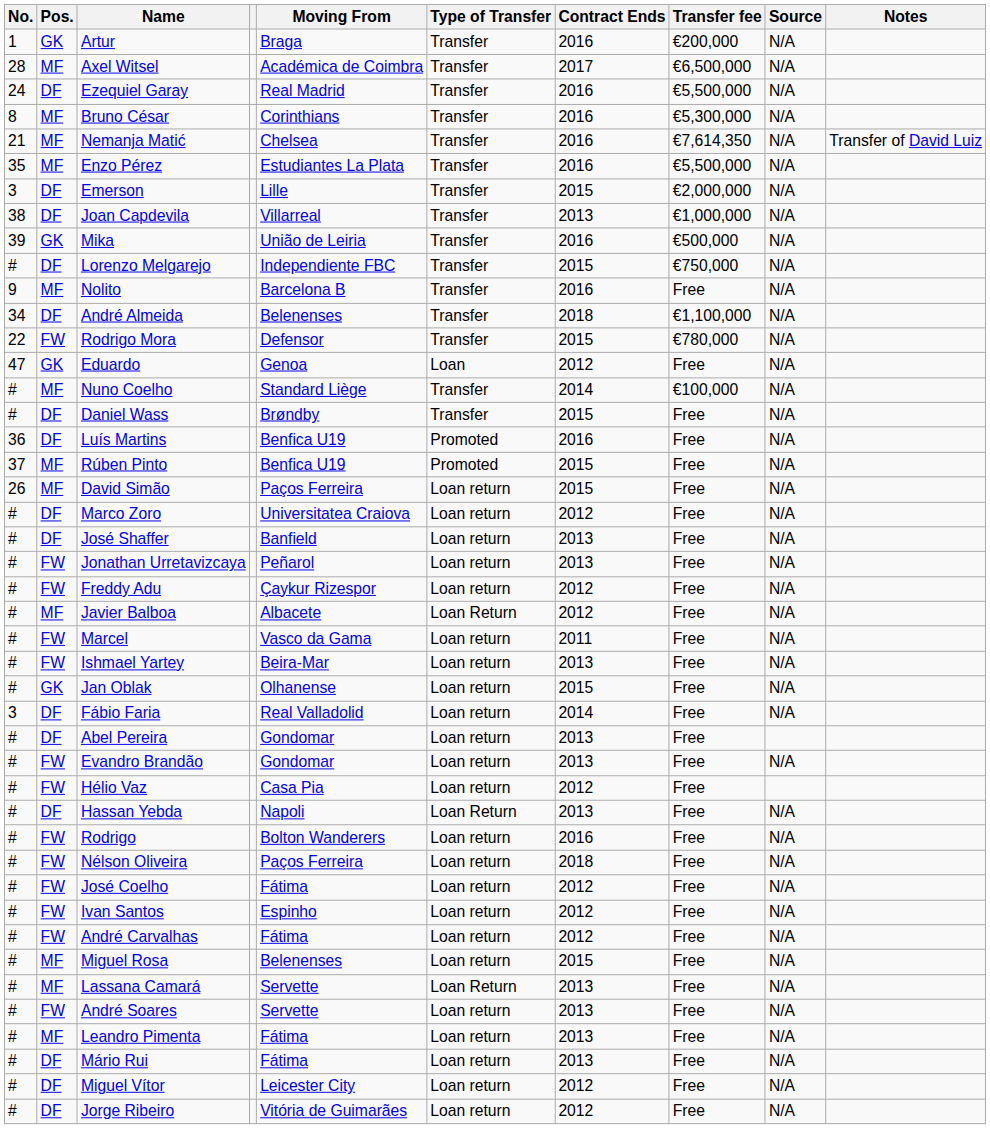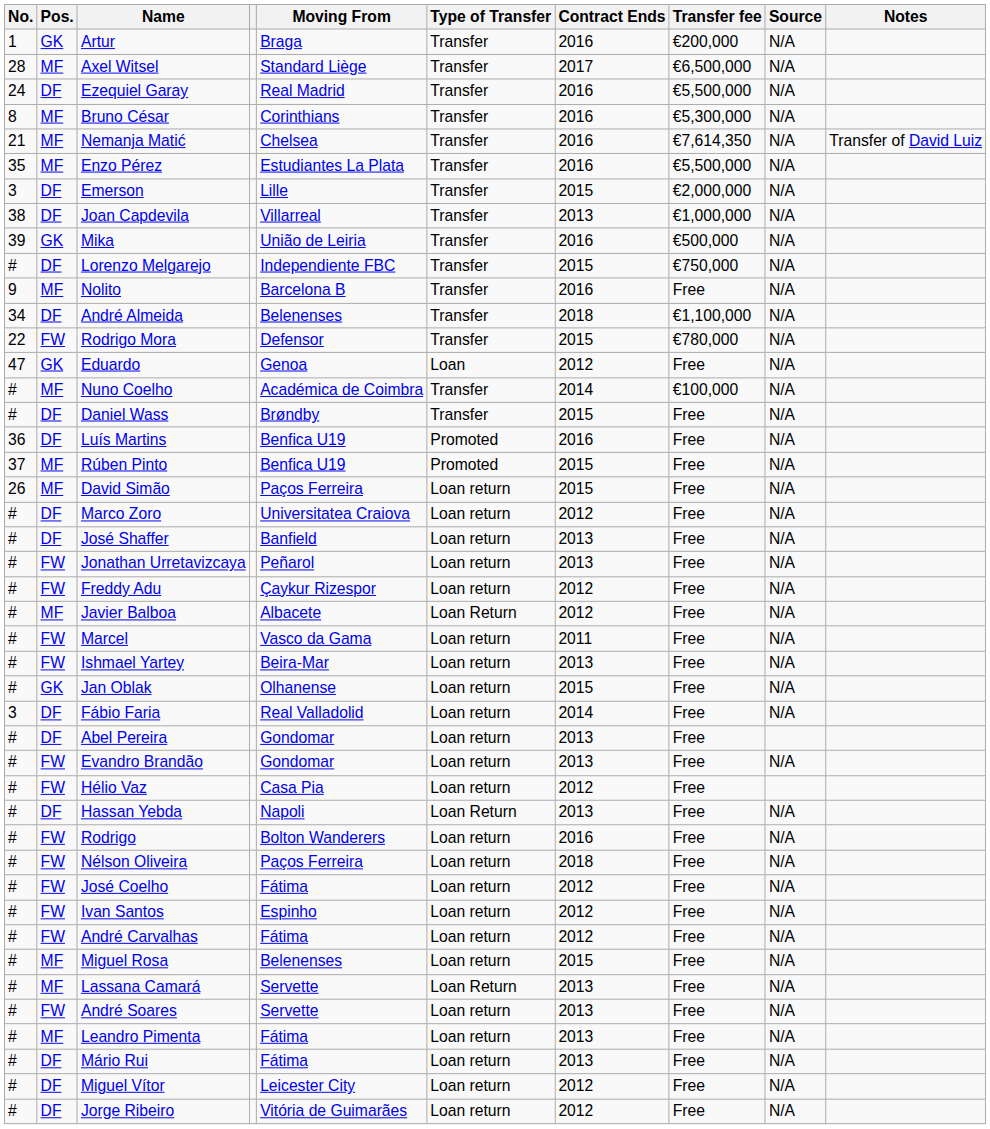(342, 66) Académica de Coimbra -> (313, 66) Standard Liège
(313, 389) Standard Liège -> (342, 389) Académica de Coimbra
